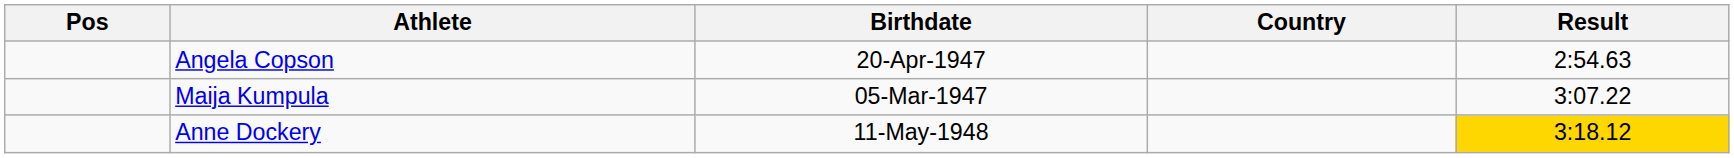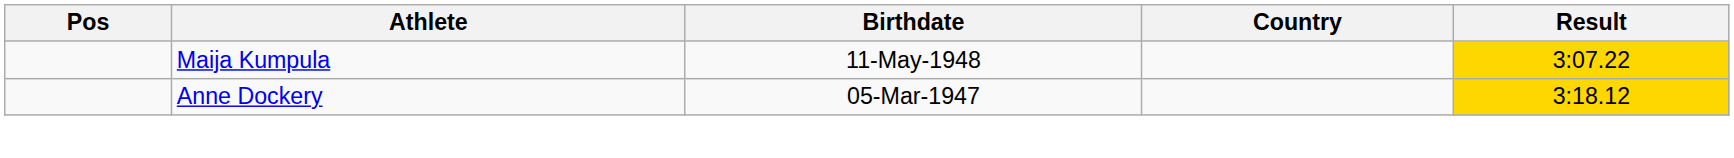- row: (255, 59)
(921, 96) 05-Mar-1947 -> (913, 59) 11-May-1948
(1593, 96) no background -> (1591, 59) gold background
(921, 133) 11-May-1948 -> (913, 96) 05-Mar-1947
